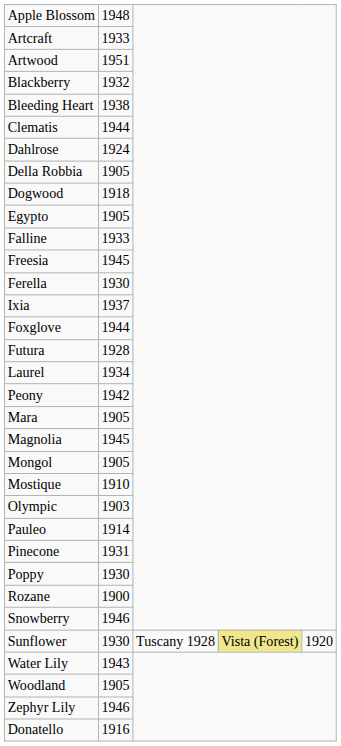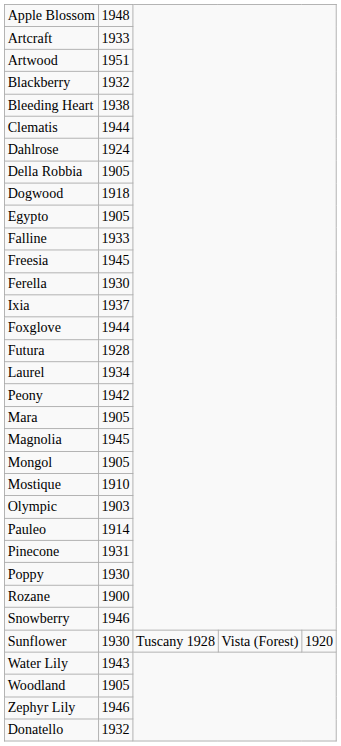(260, 640) khaki background -> (260, 640) no background
(115, 730) 1916 -> (115, 730) 1932
